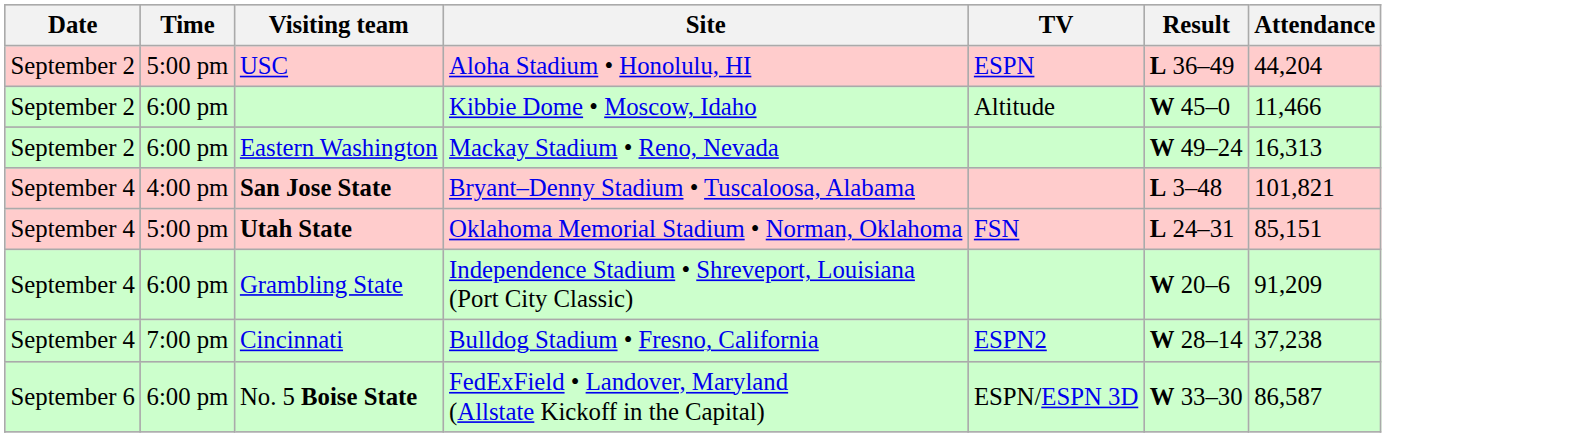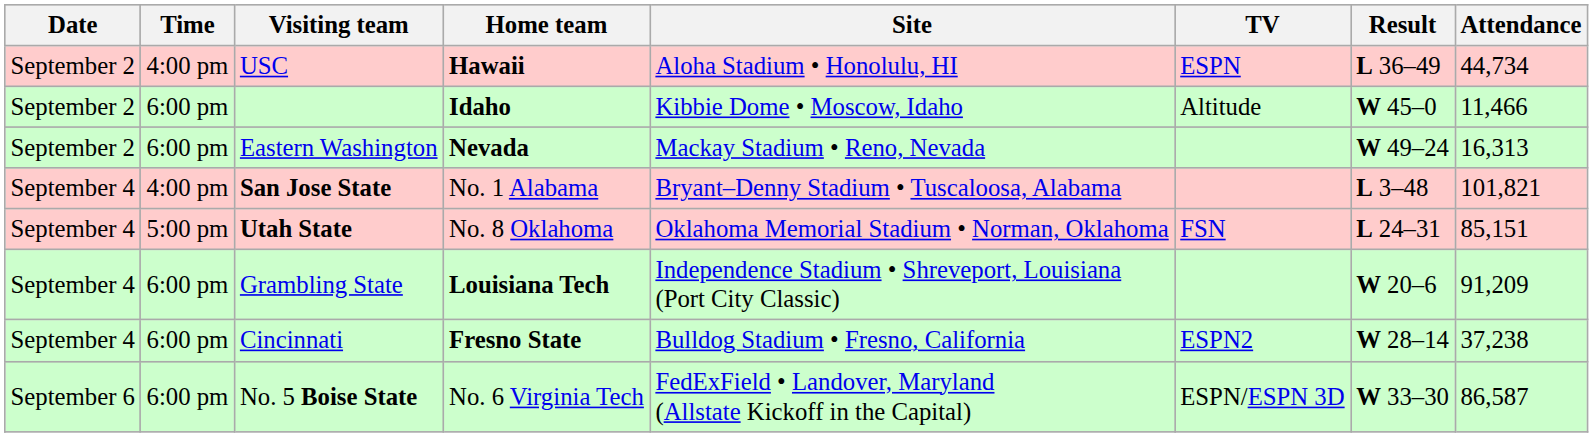+ column: (546, 25)
(187, 65) 5:00 pm -> (187, 65) 4:00 pm
(1288, 65) 44,204 -> (1495, 65) 44,734
(187, 340) 7:00 pm -> (187, 340) 6:00 pm
